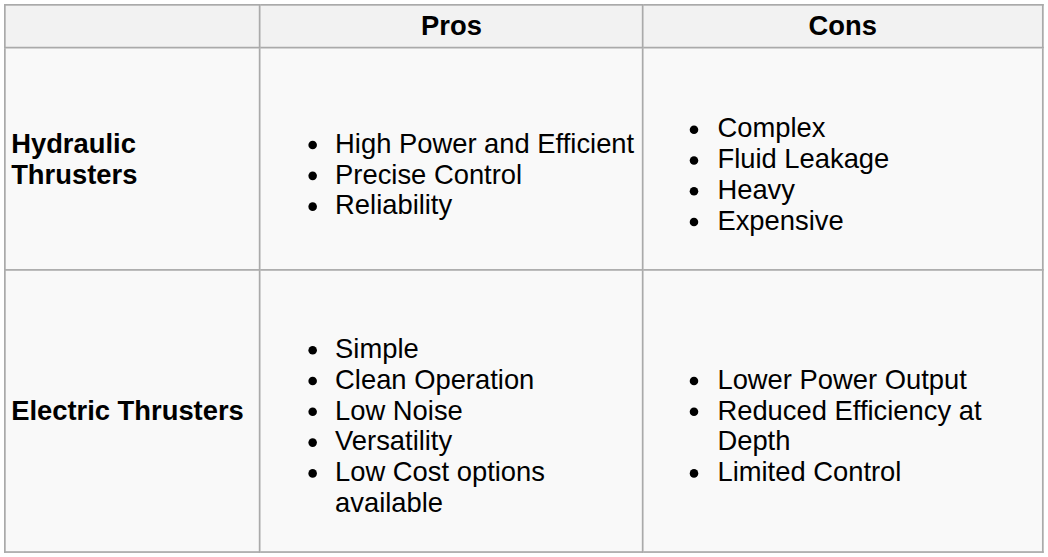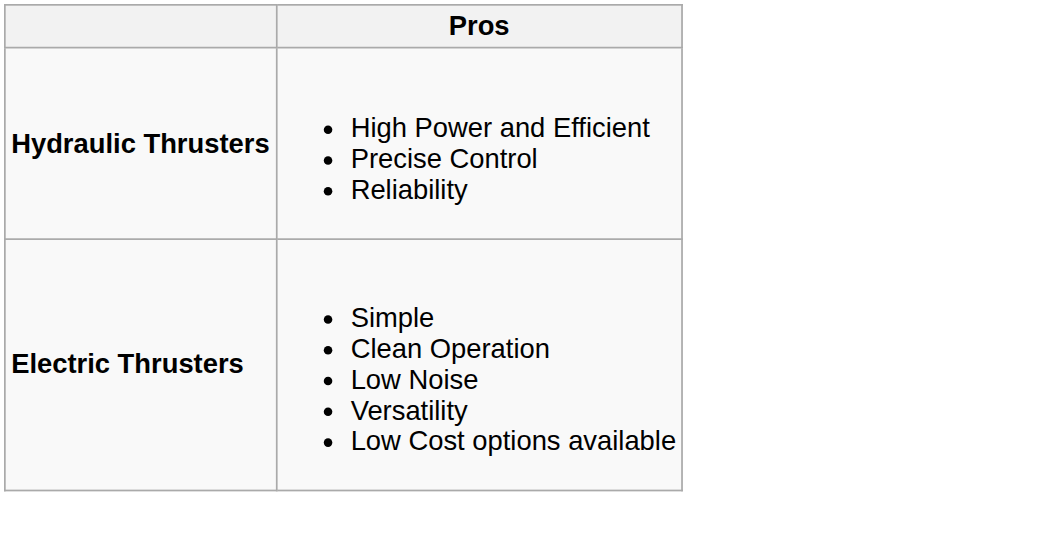- column: (843, 26)
